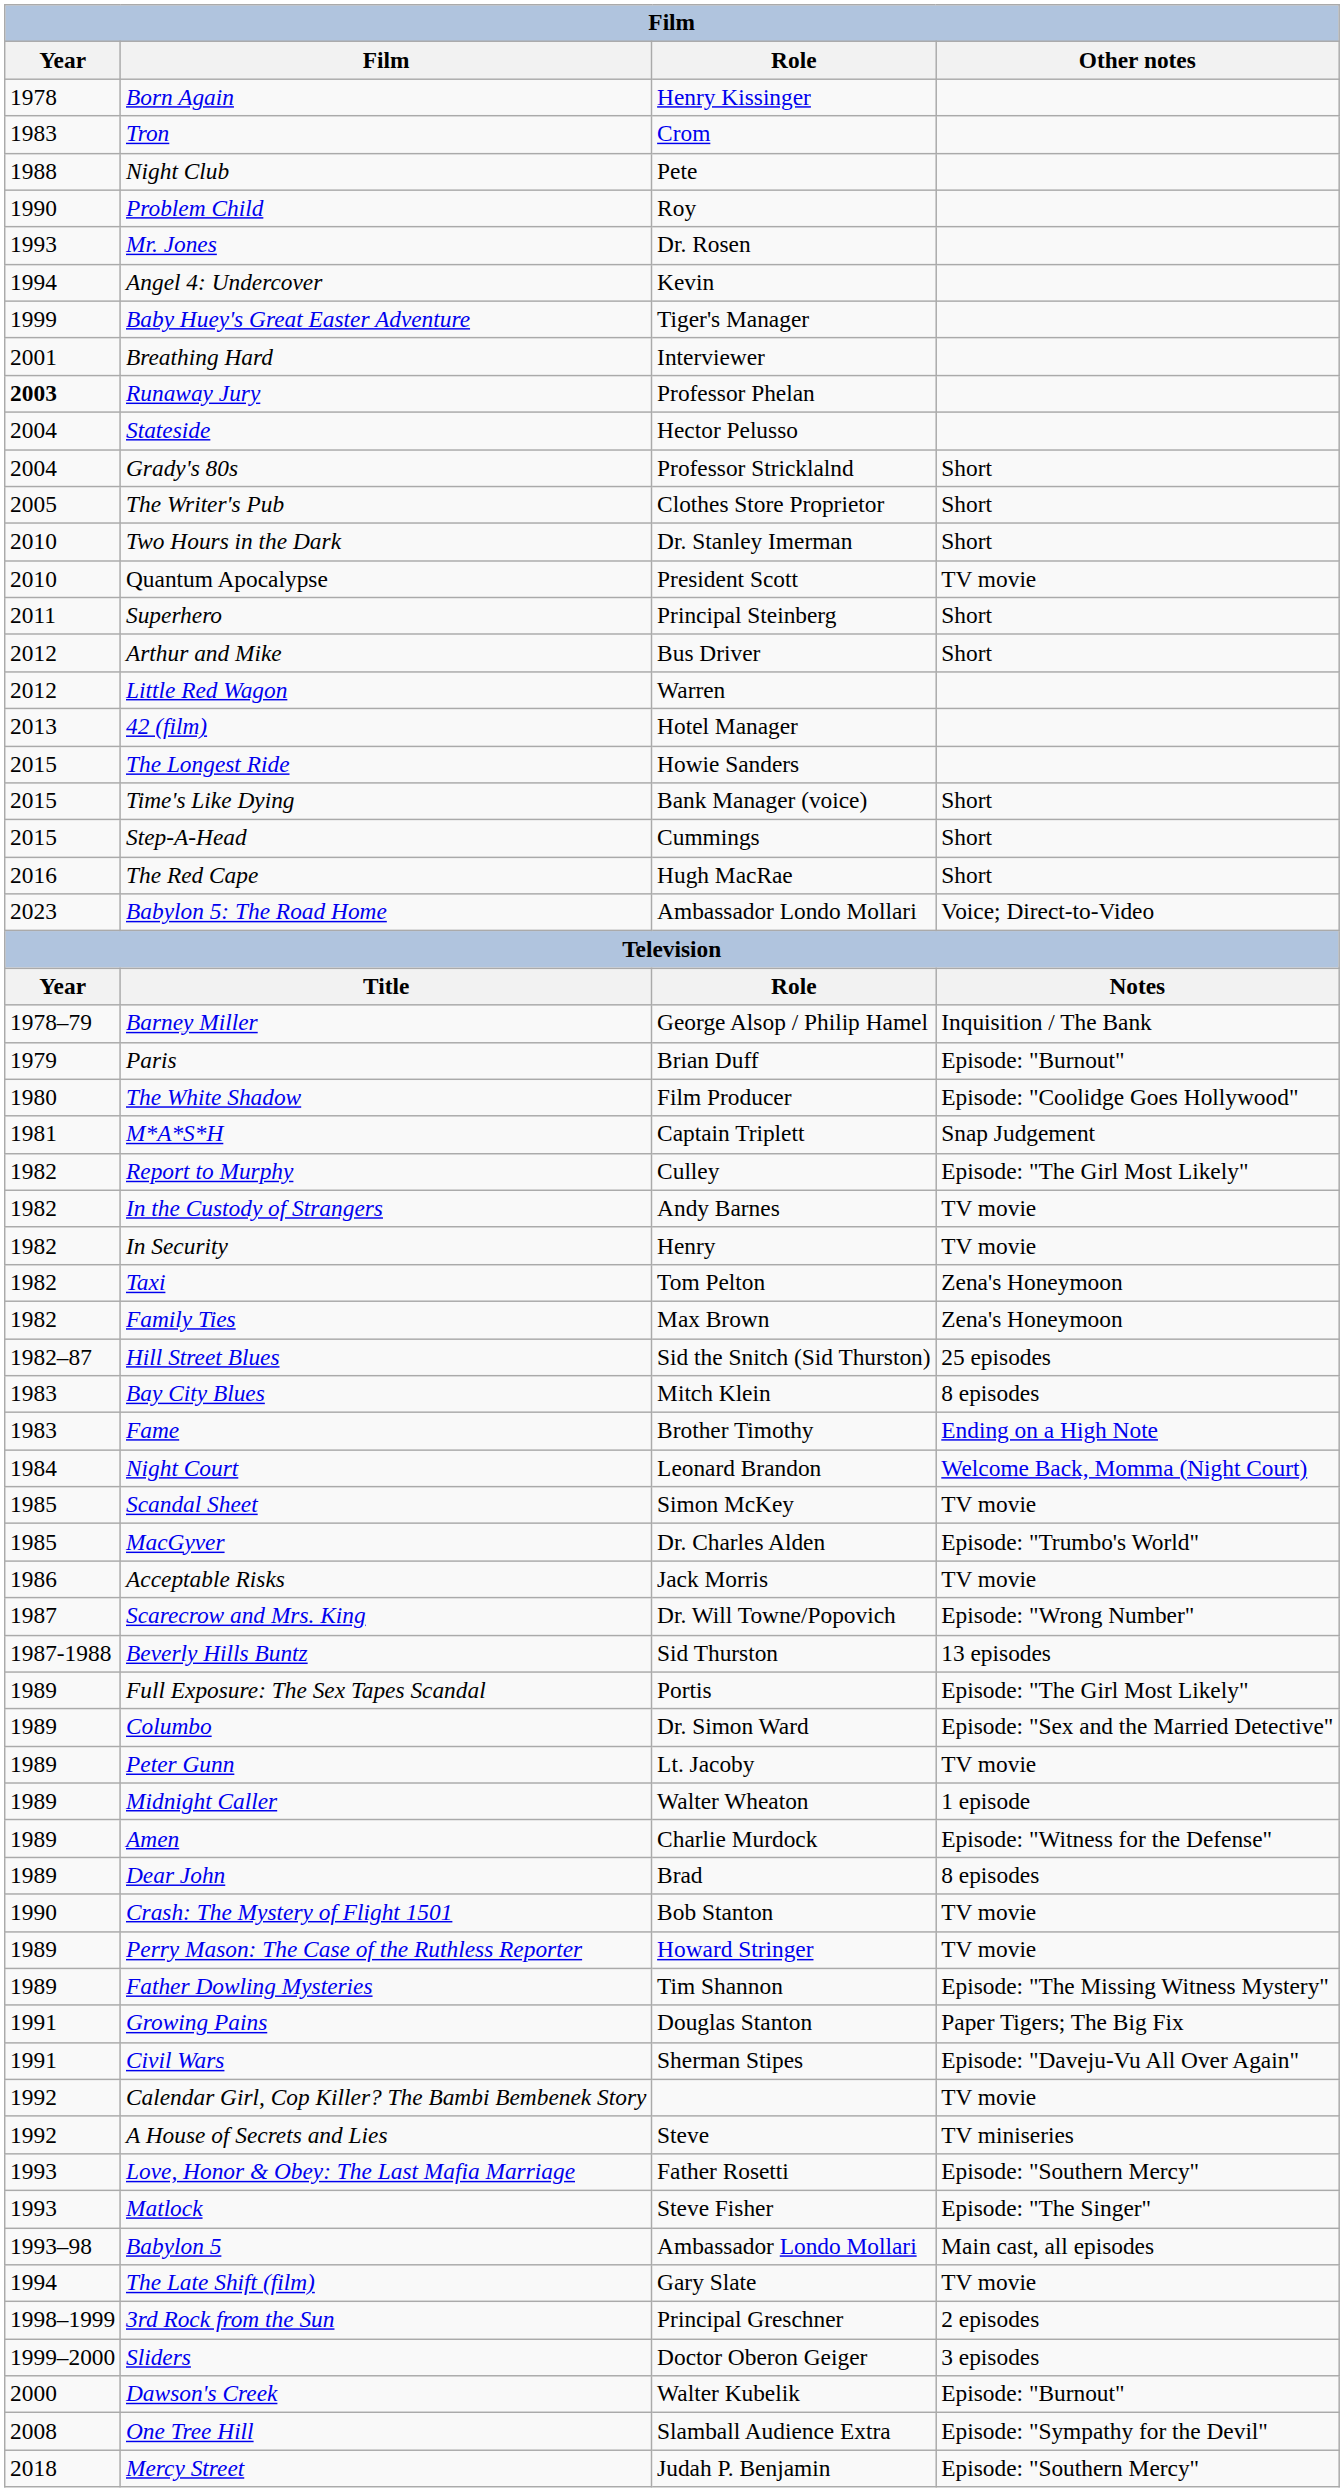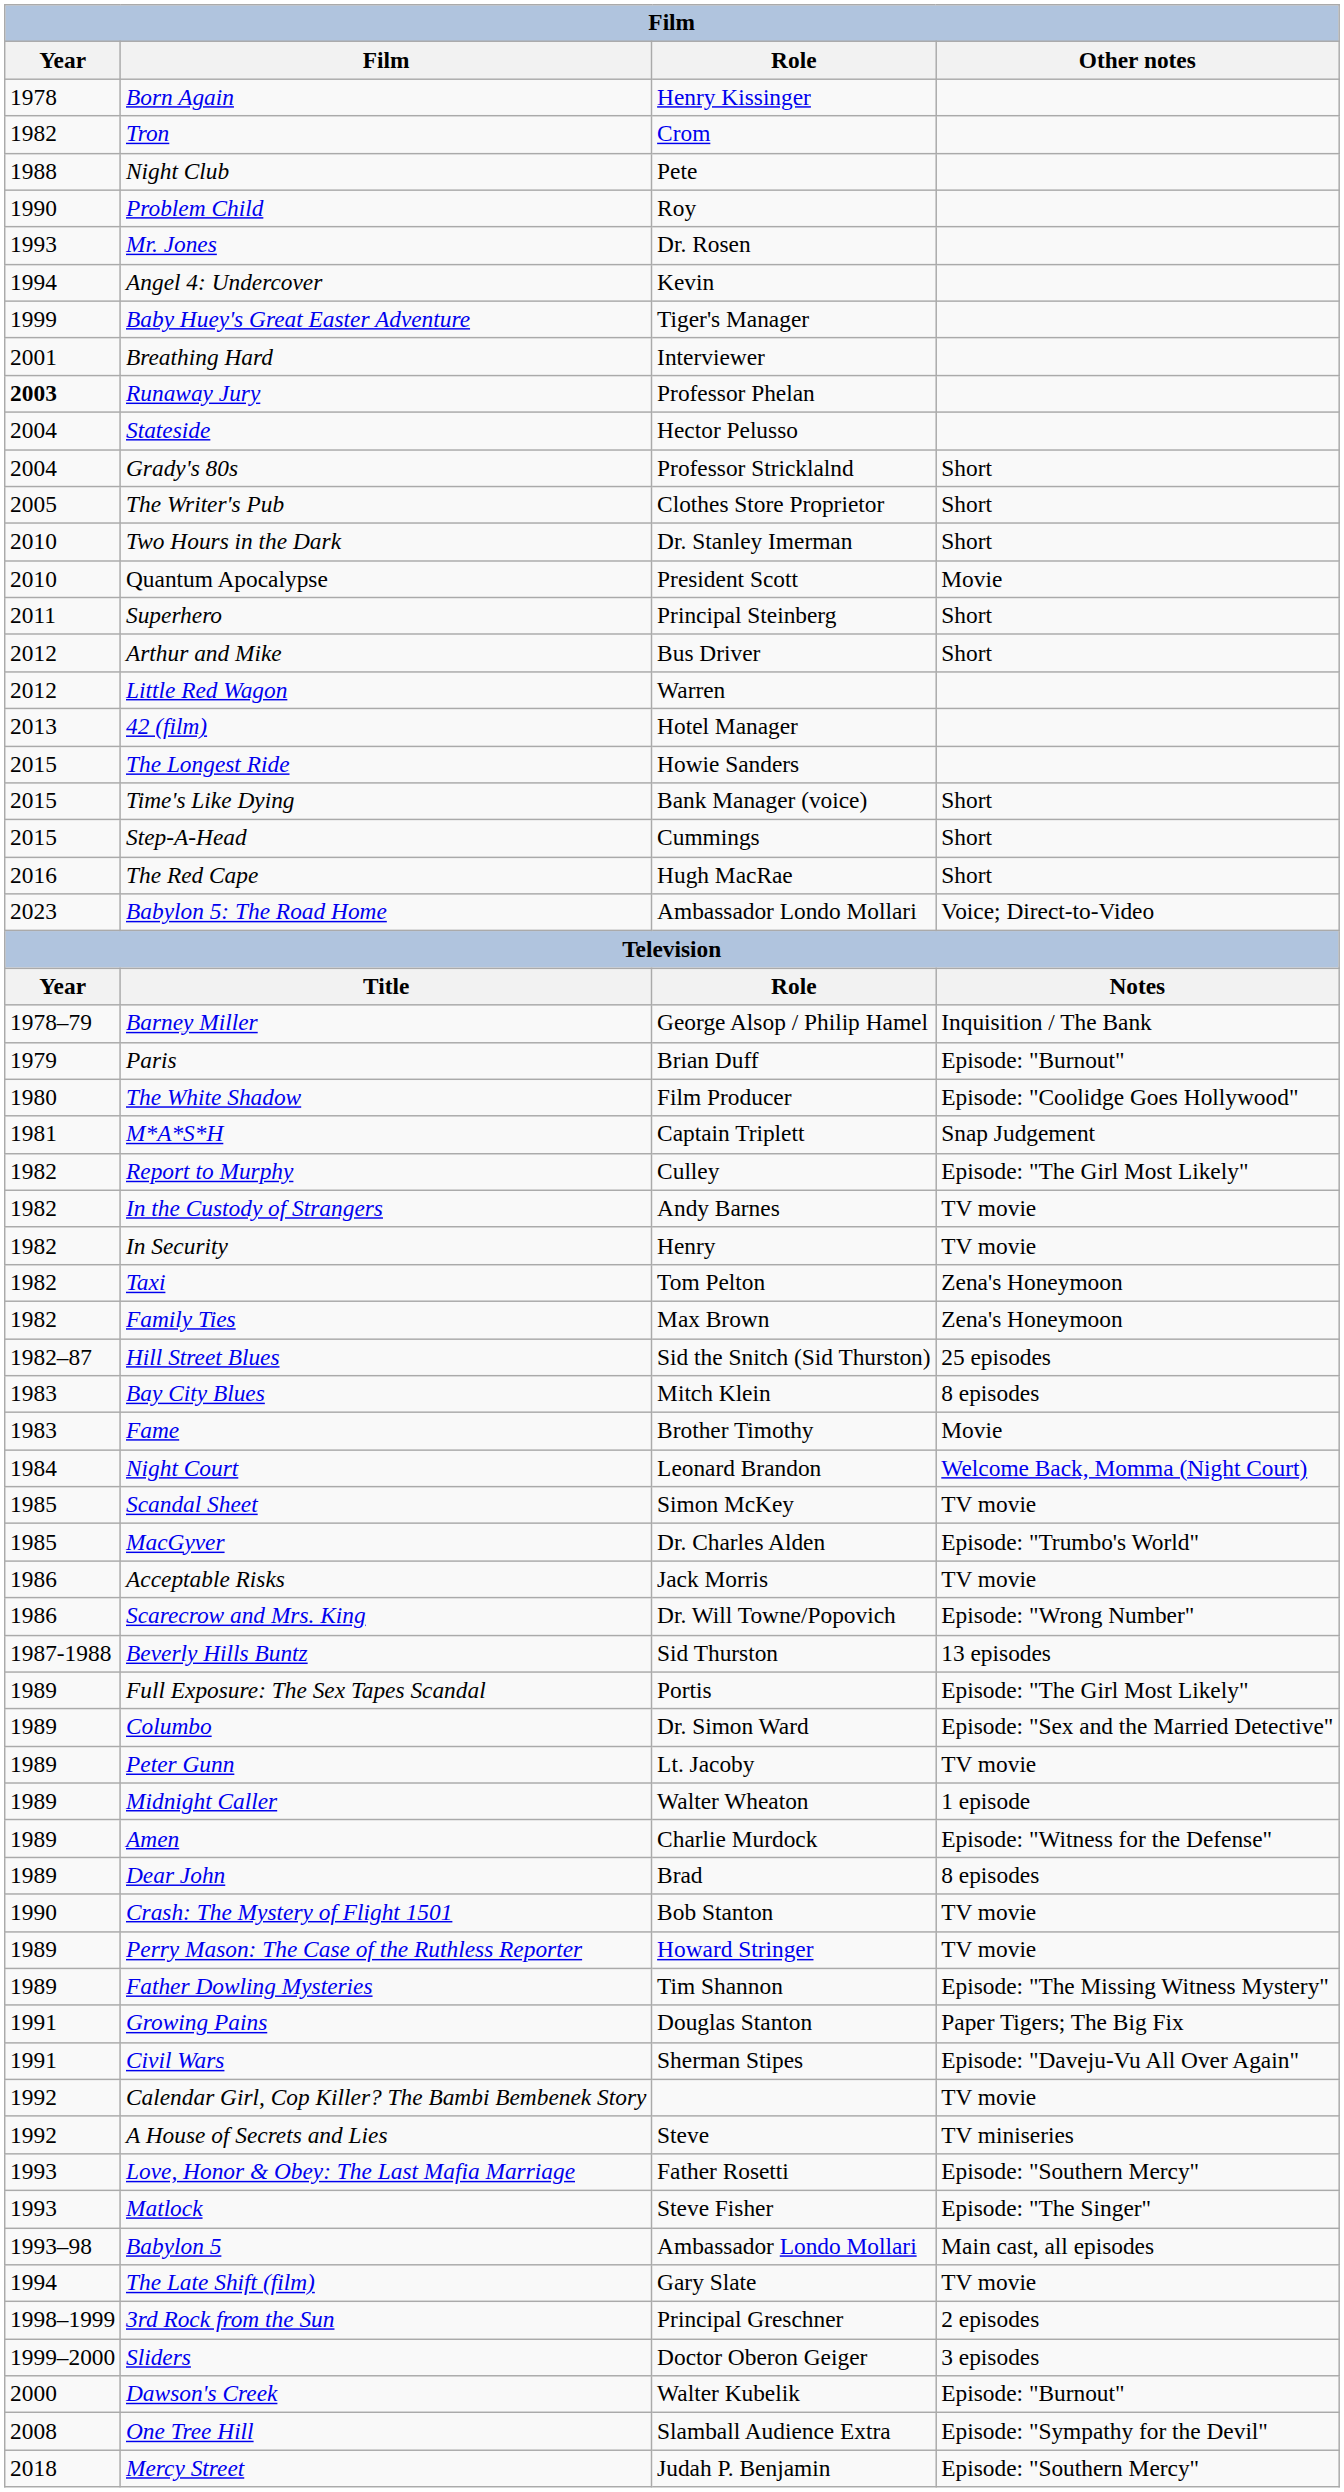(33, 134) 1983 -> (33, 134) 1982
(989, 578) TV movie -> (972, 578) Movie
(1050, 1430) Ending on a High Note -> (972, 1430) Movie
(33, 1616) 1987 -> (33, 1616) 1986
